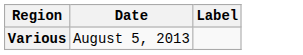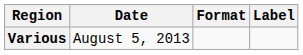+ column: (221, 16)
